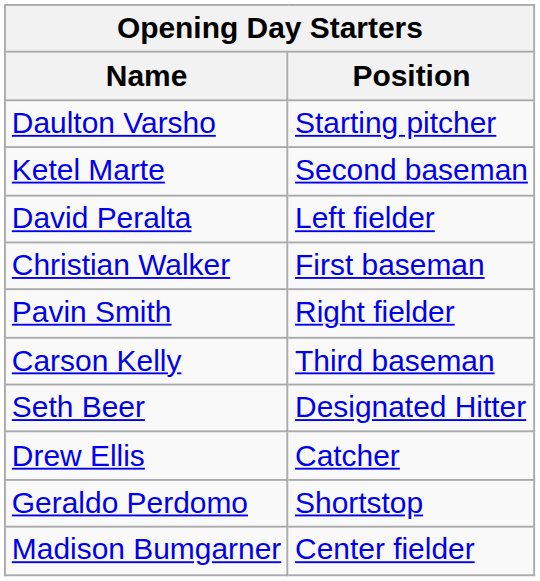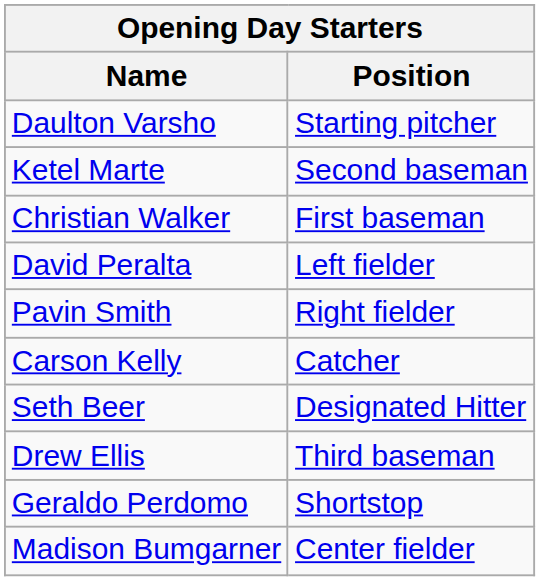rows swapped: (102, 218) <-> (121, 265)
(395, 360) Third baseman -> (347, 360) Catcher
(347, 455) Catcher -> (395, 455) Third baseman
